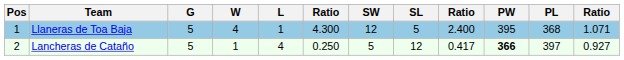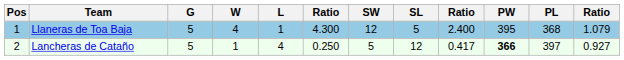(597, 30) 1.071 -> (597, 30) 1.079
